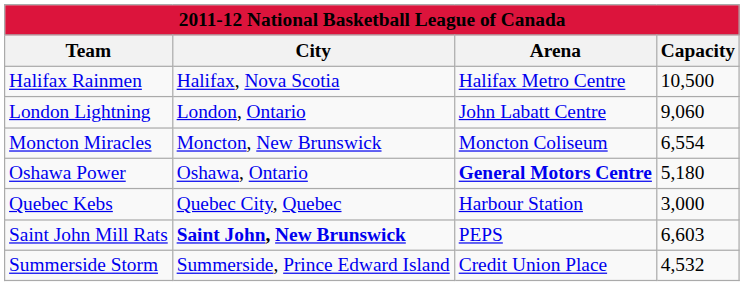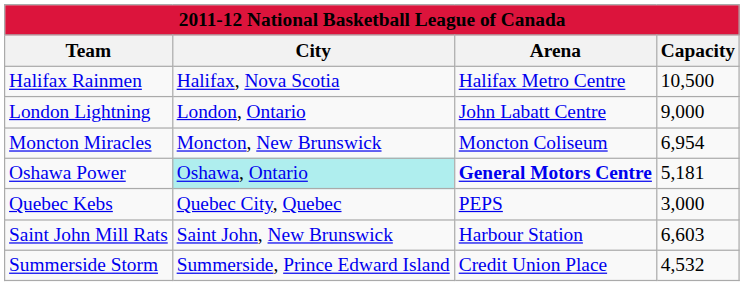(683, 111) 9,060 -> (683, 111) 9,000
(683, 142) 6,554 -> (683, 142) 6,954
(242, 173) no background -> (242, 173) paleturquoise background
(683, 173) 5,180 -> (683, 173) 5,181
(521, 204) Harbour Station -> (481, 204) PEPS
(291, 234) bold -> (285, 234) normal
(481, 234) PEPS -> (521, 234) Harbour Station
